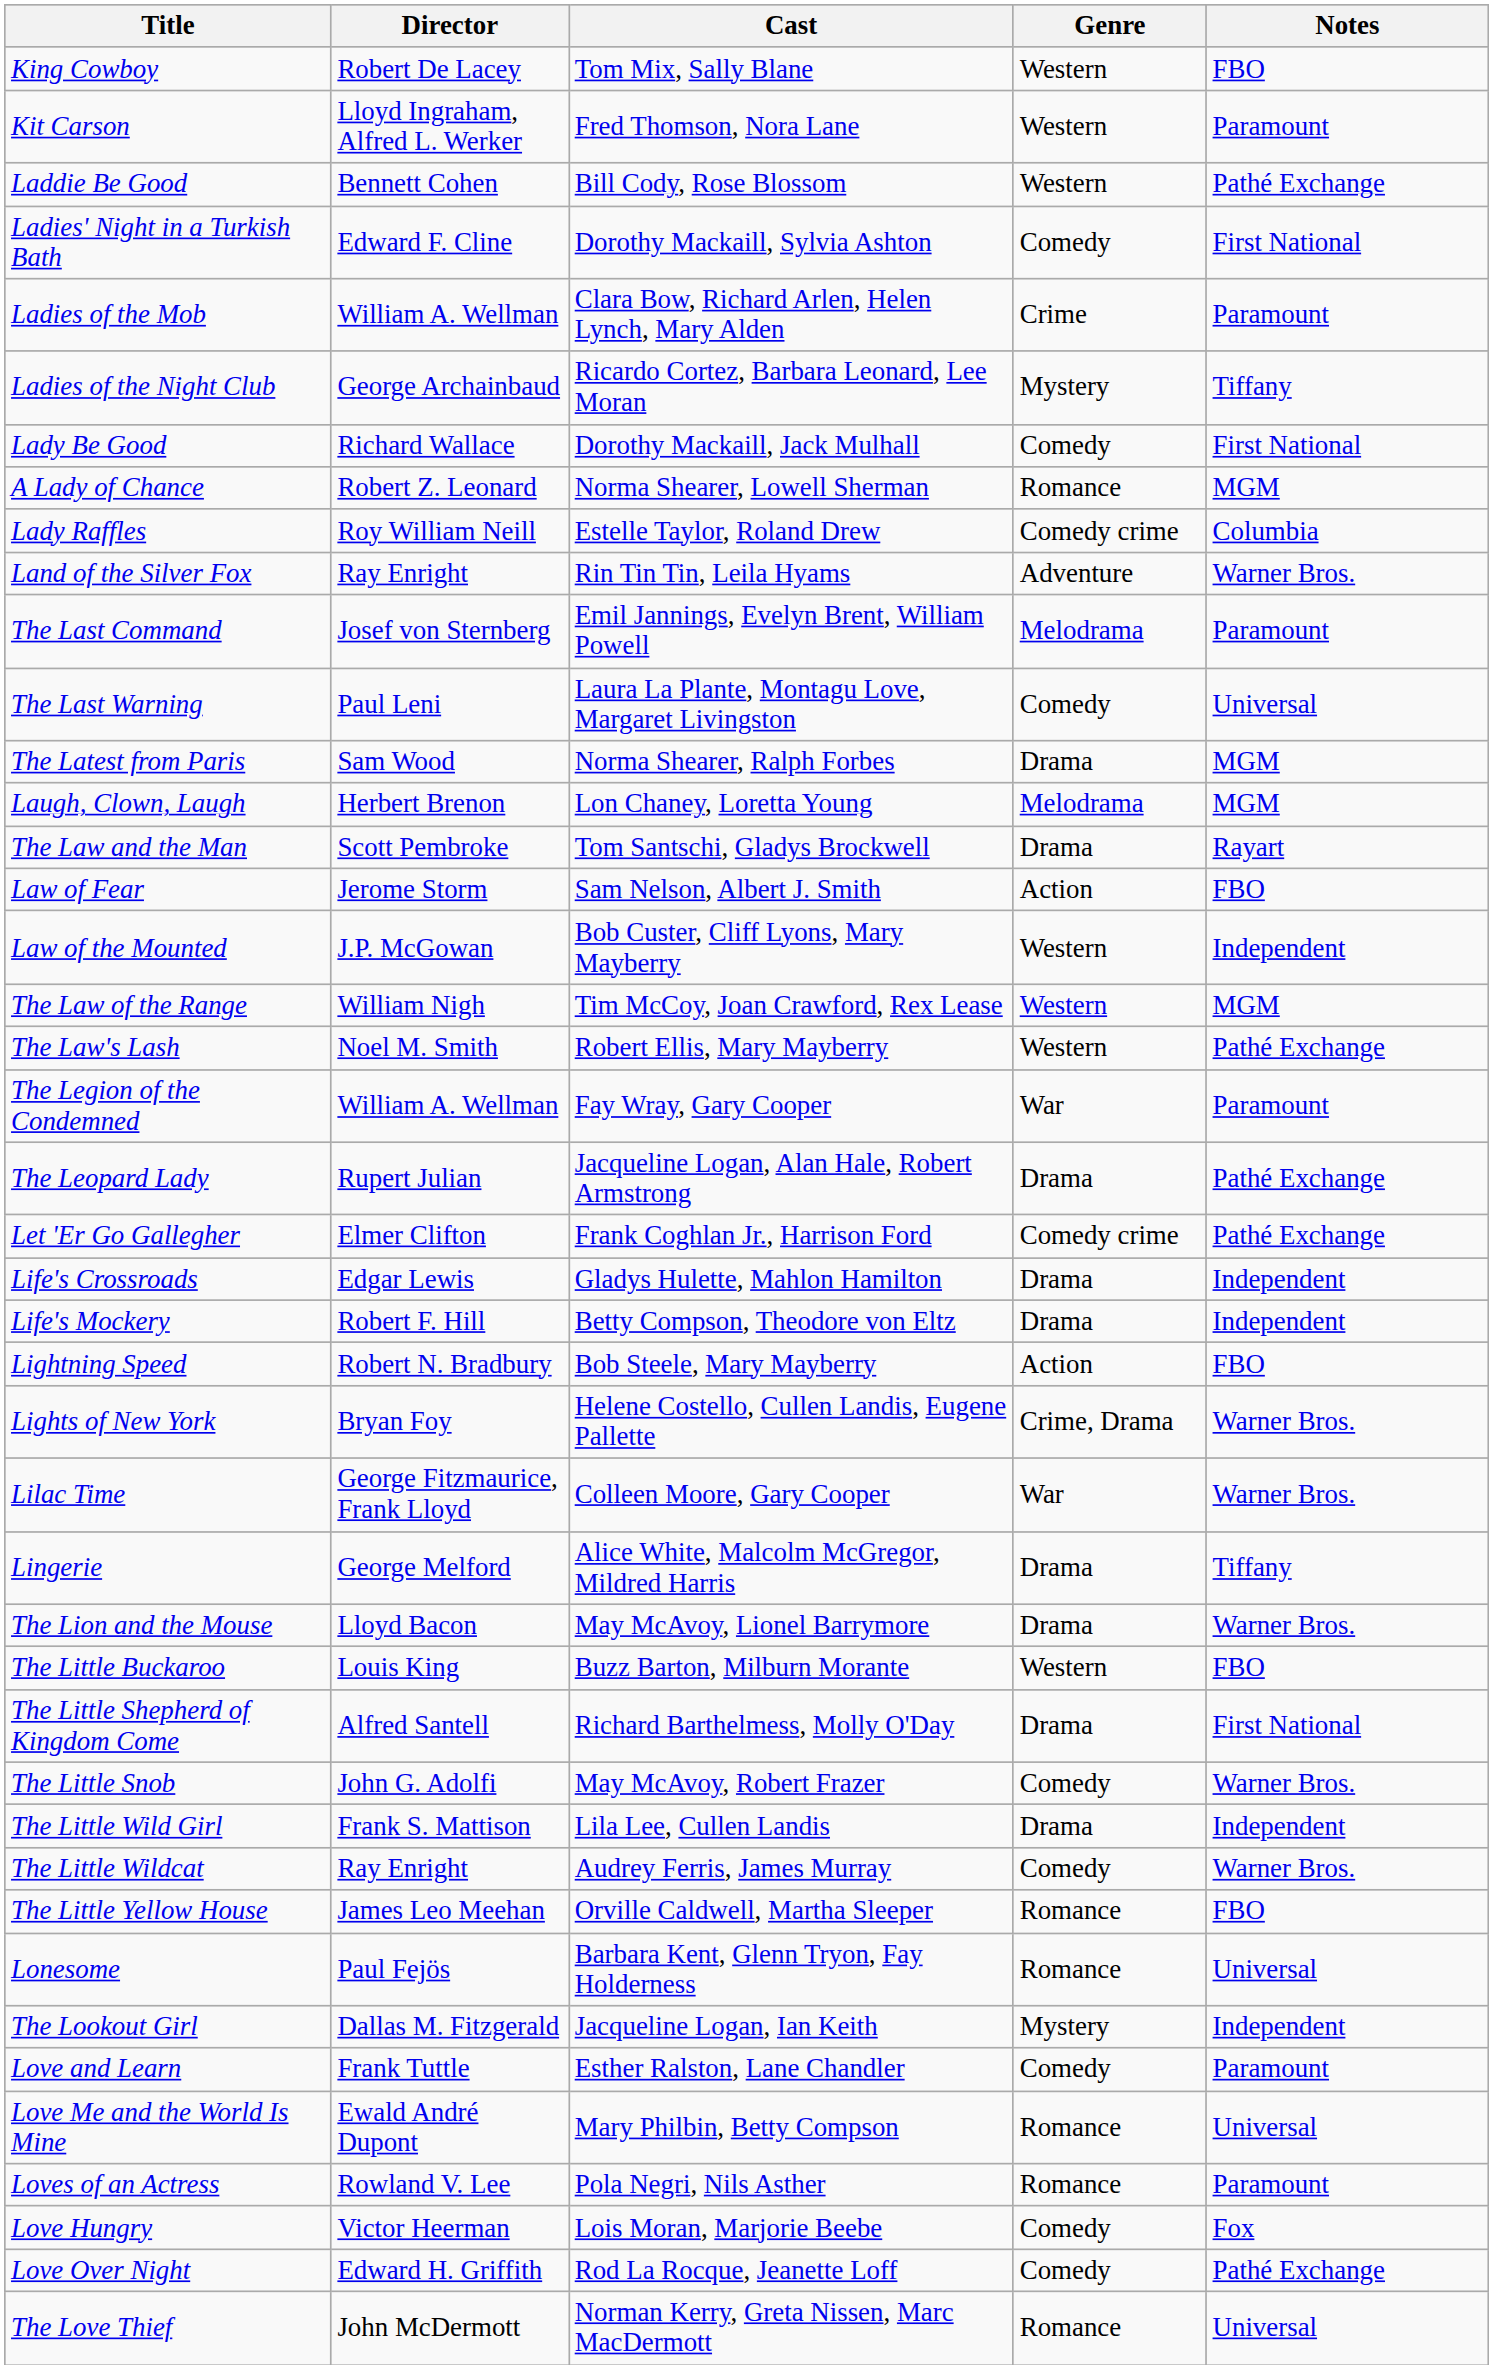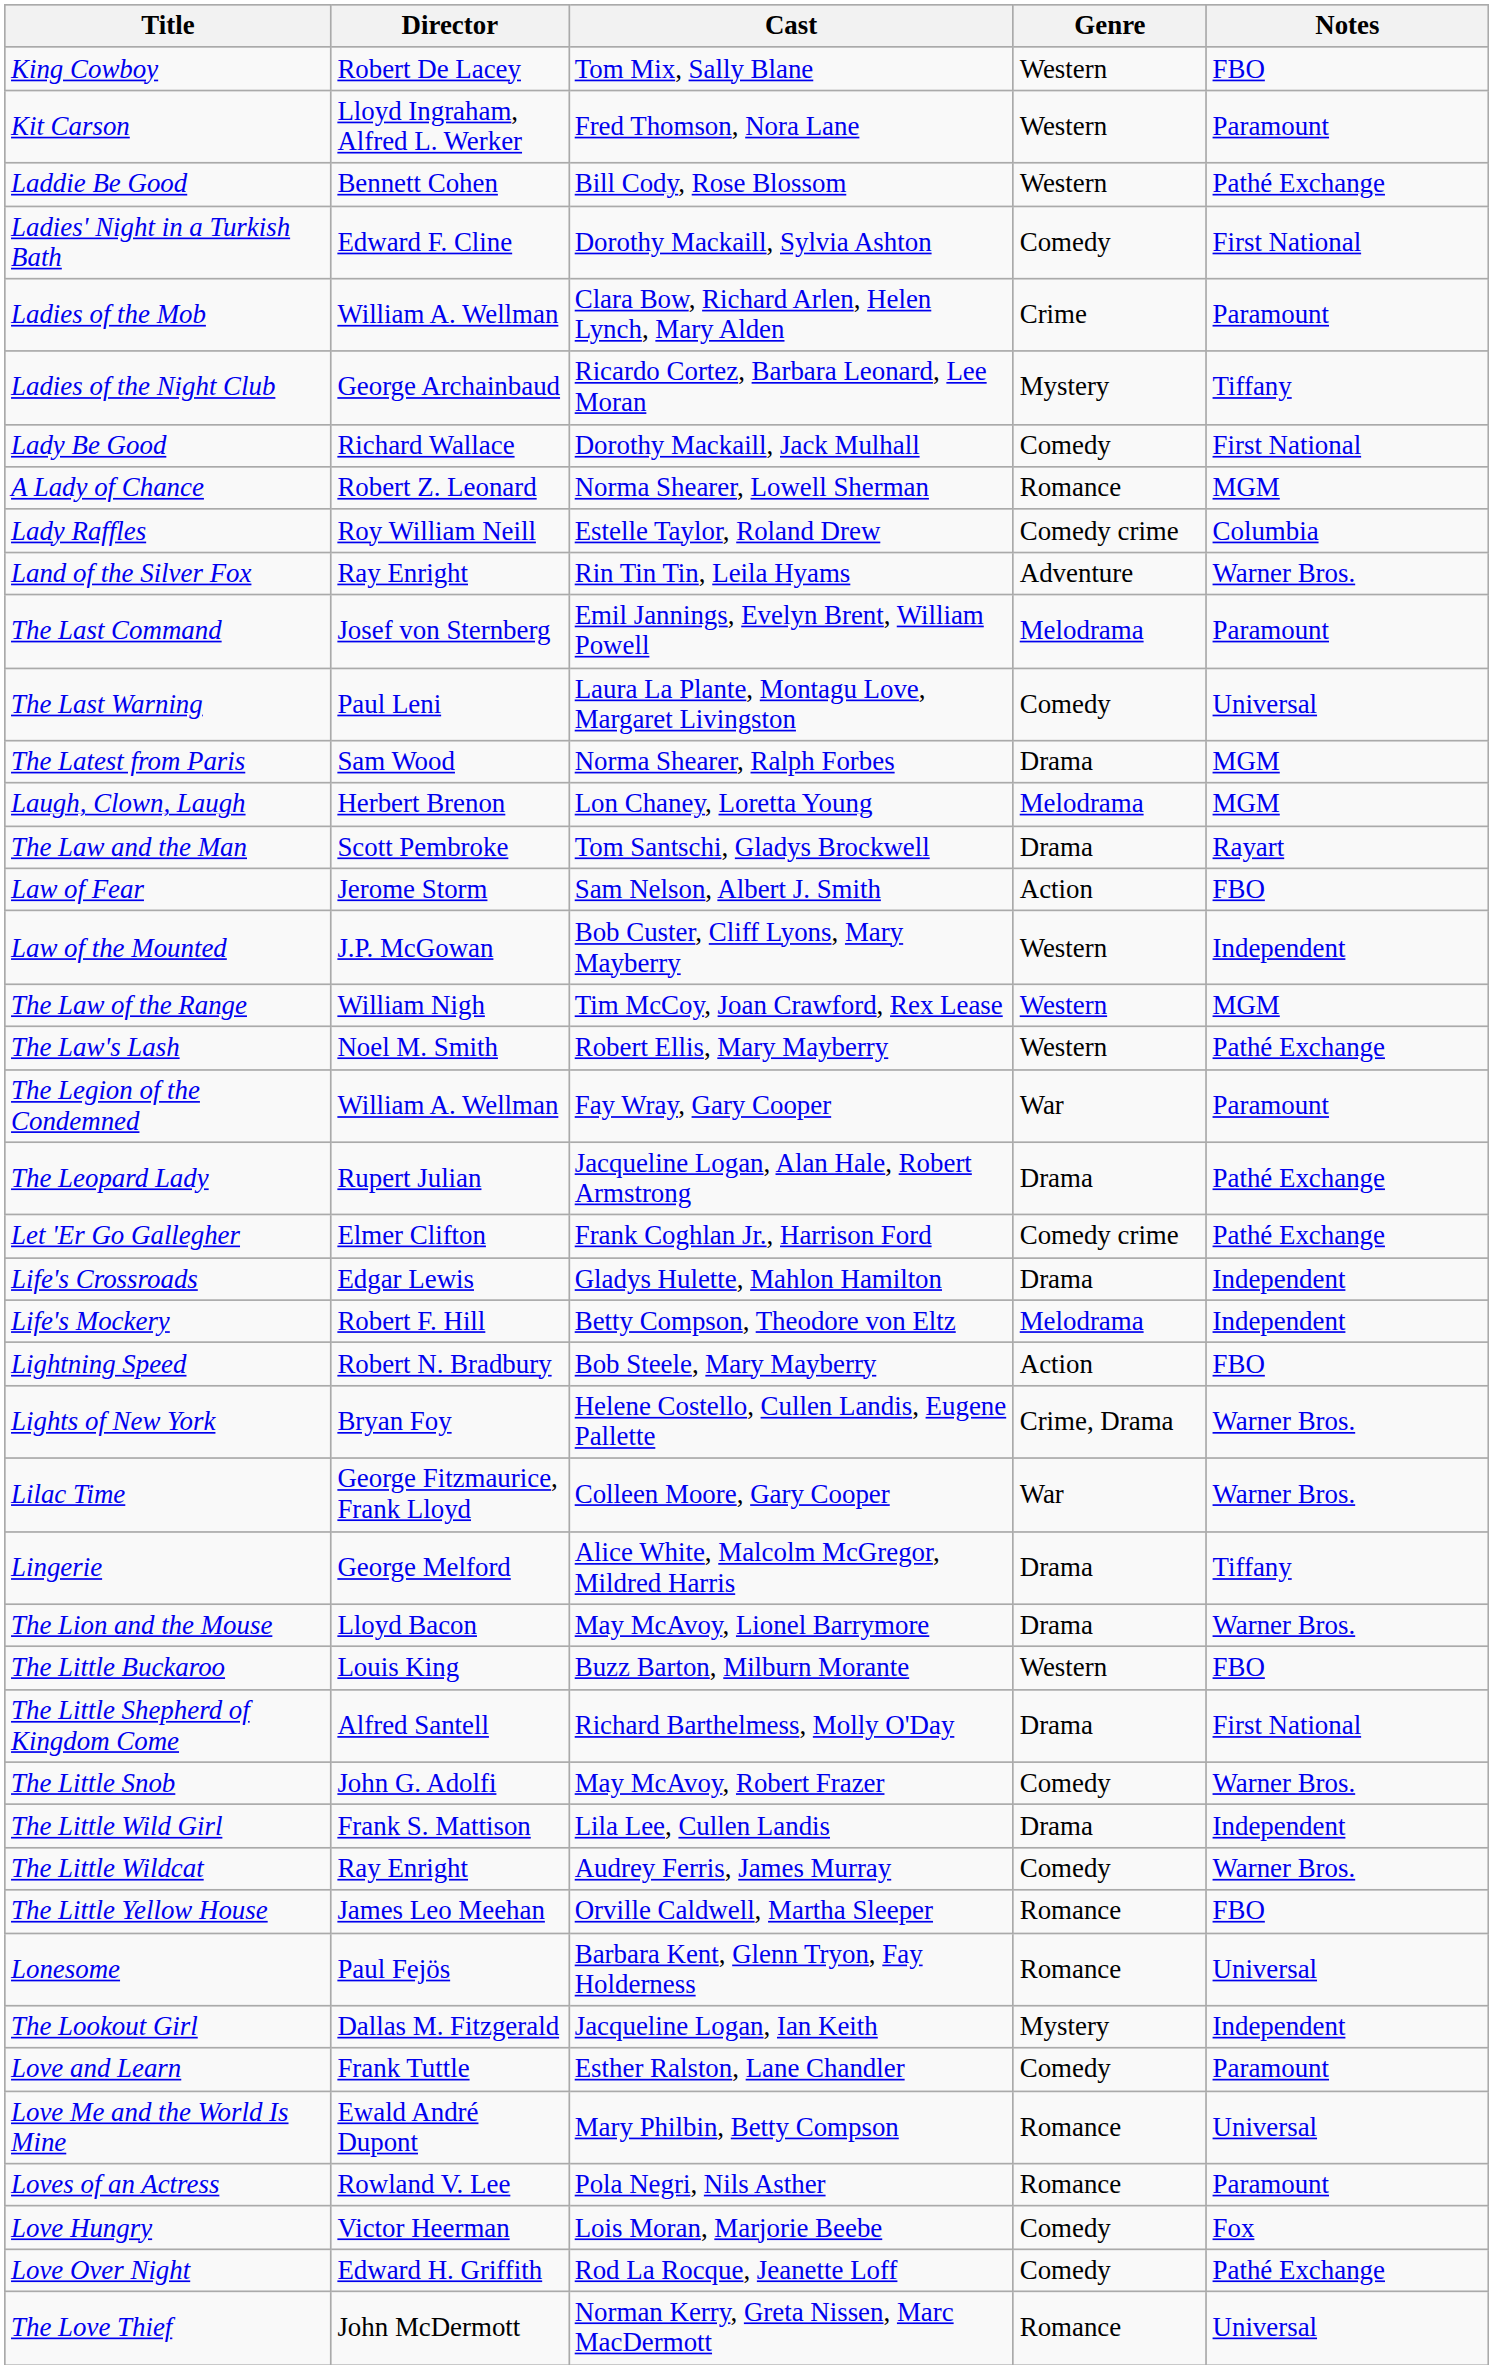(1056, 1321) Drama -> (1082, 1321) Melodrama
